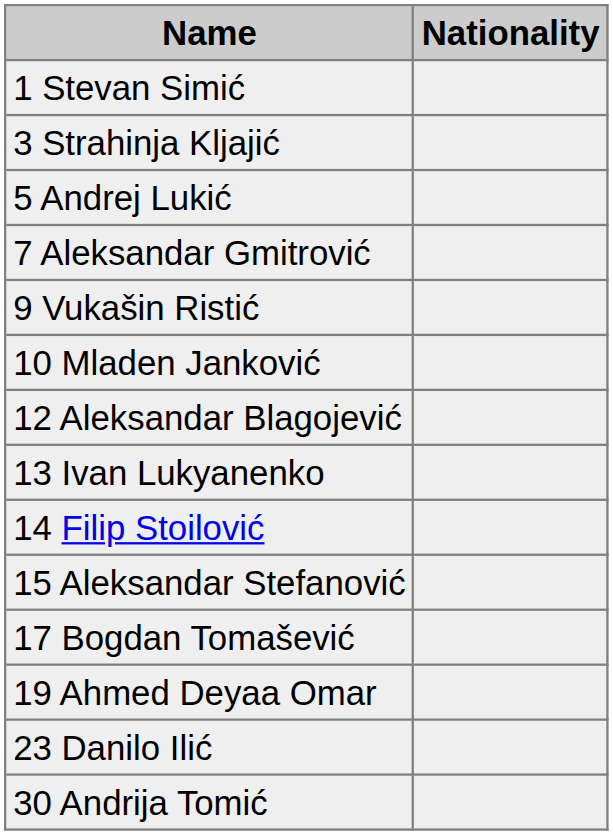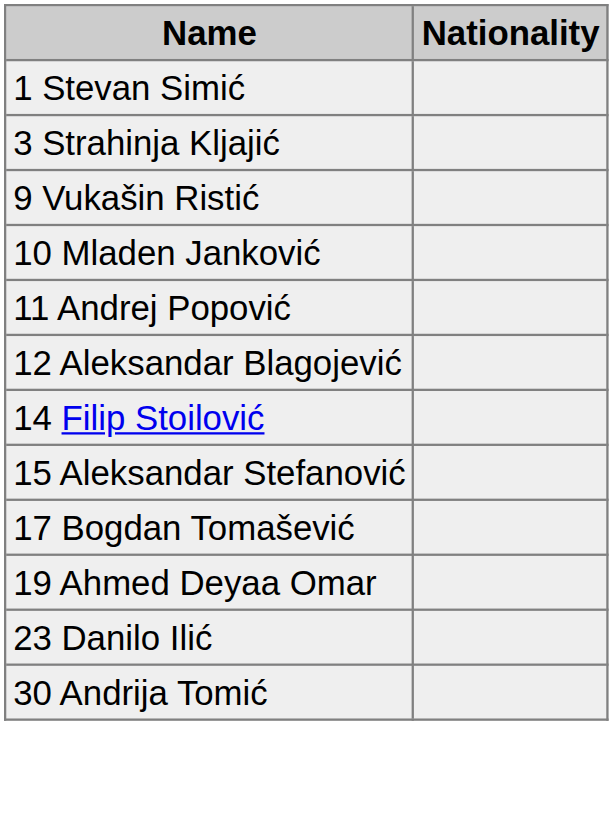- row: (122, 198)
- row: (192, 252)
+ row: (152, 307)
- row: (169, 472)
